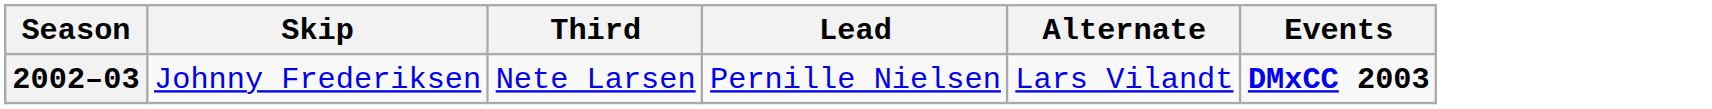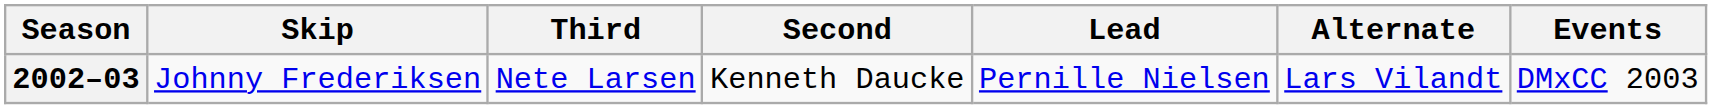+ column: (837, 30)
(1339, 79) bold -> (1608, 79) normal
